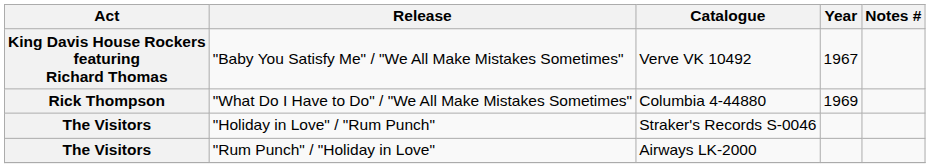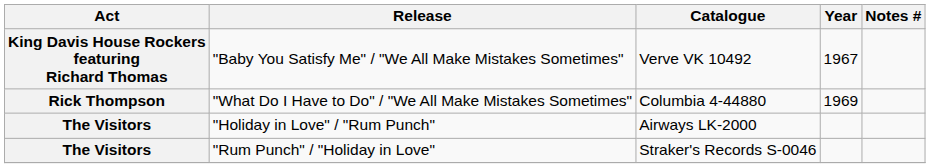(728, 125) Straker's Records S-0046 -> (698, 125) Airways LK-2000
(698, 150) Airways LK-2000 -> (728, 150) Straker's Records S-0046
